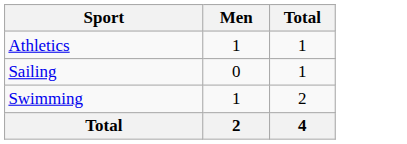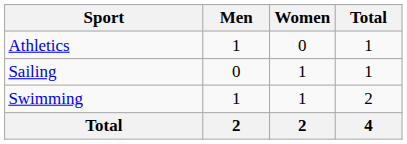+ column: (302, 17)
